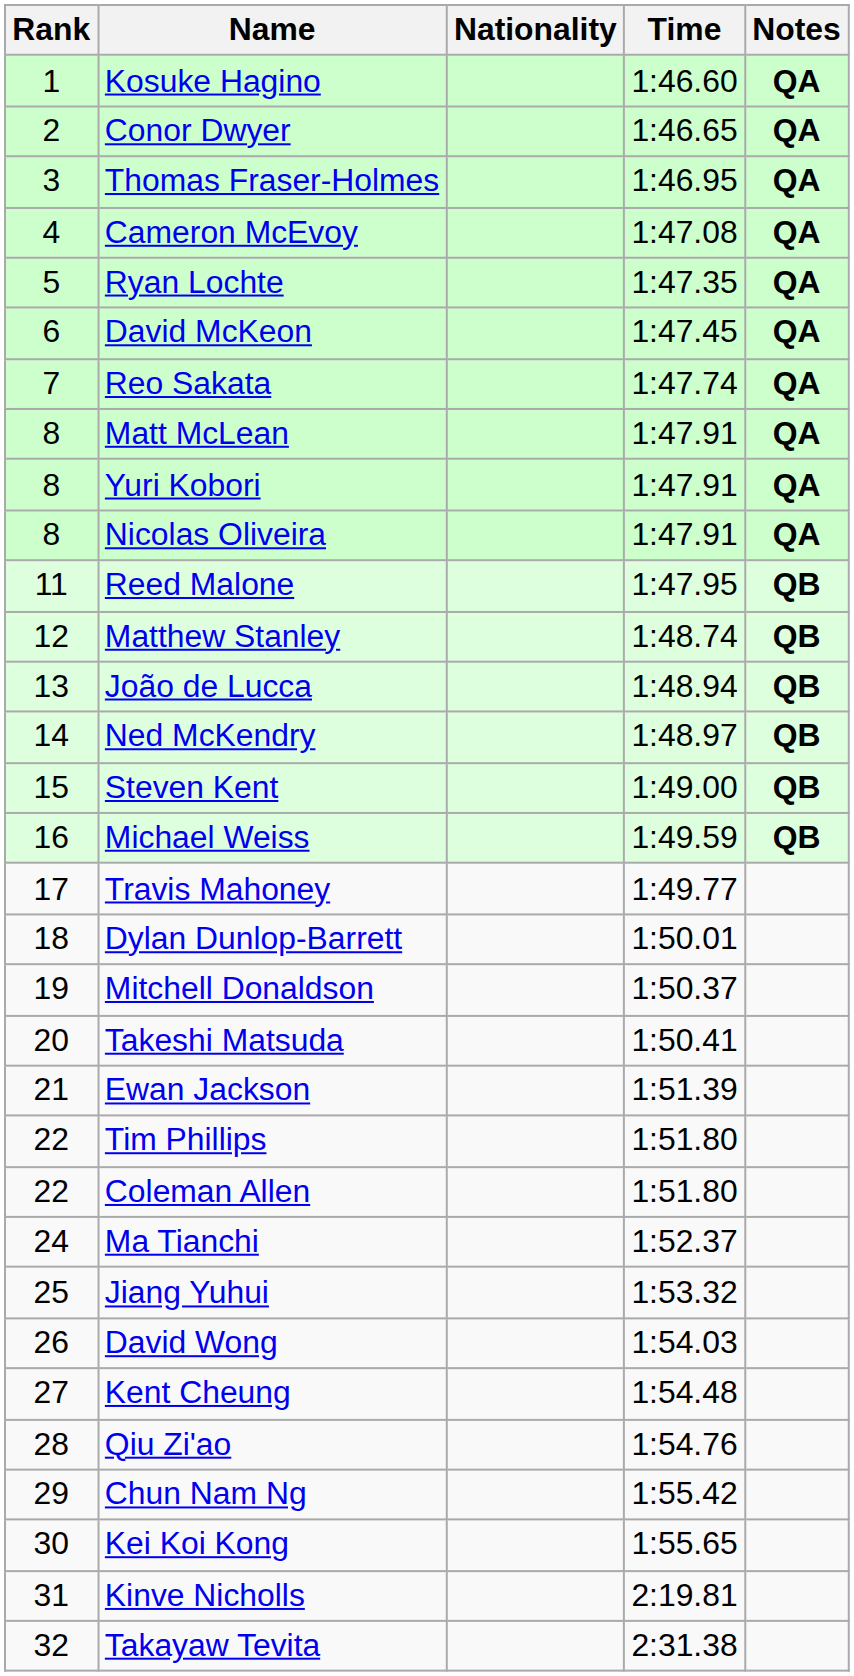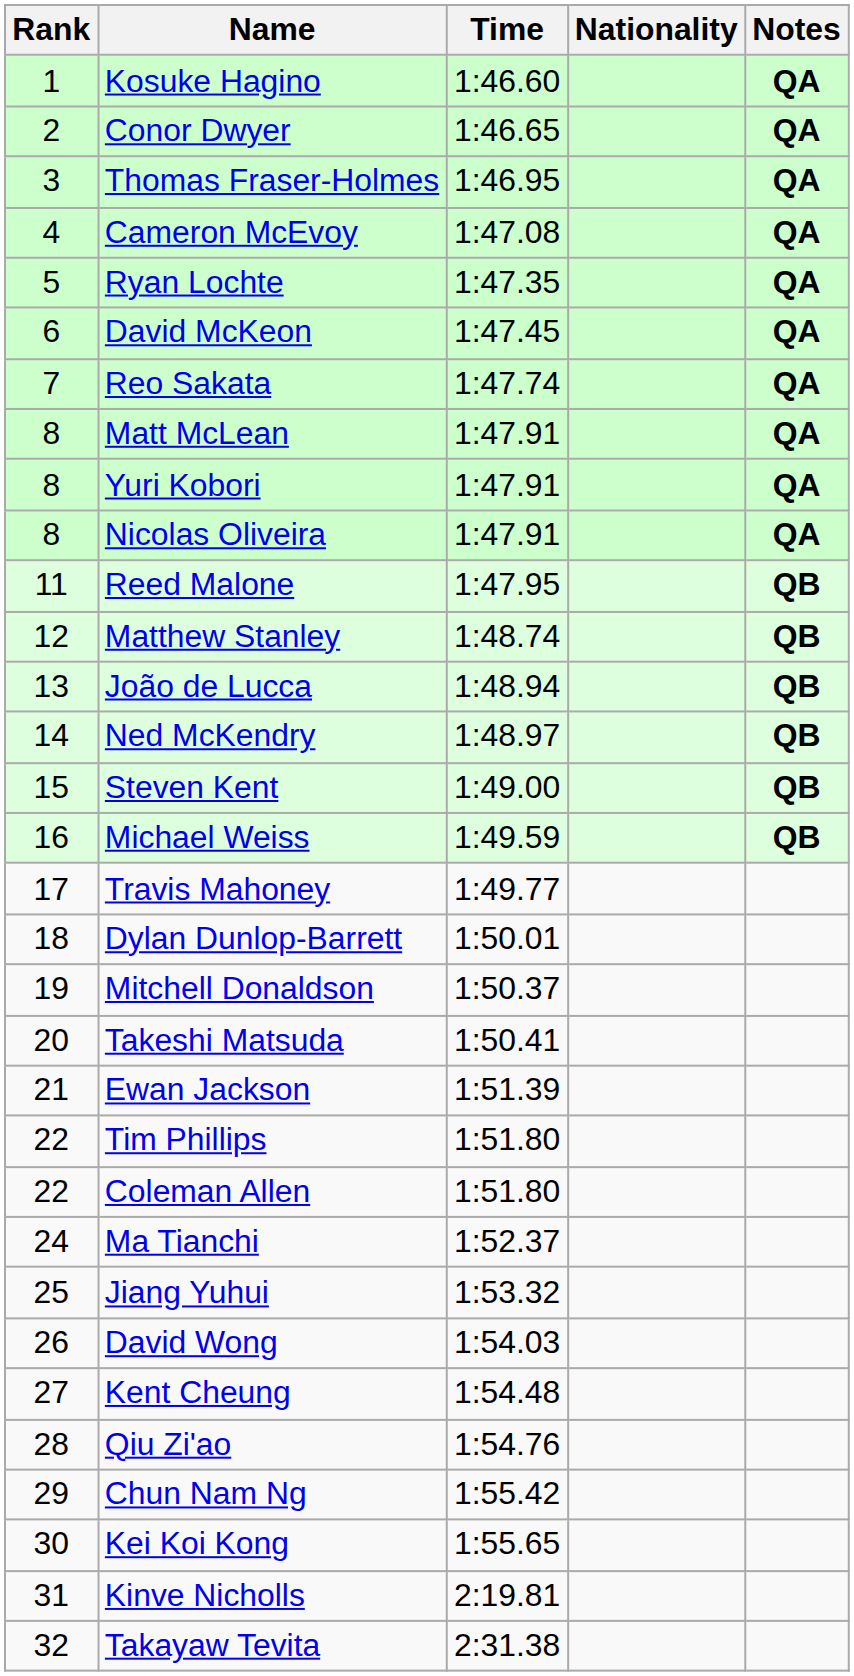columns swapped: (535, 29) <-> (684, 29)
